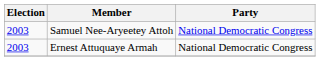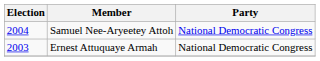(18, 30) 2003 -> (18, 30) 2004
